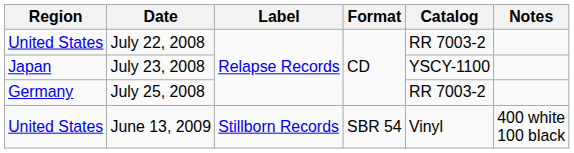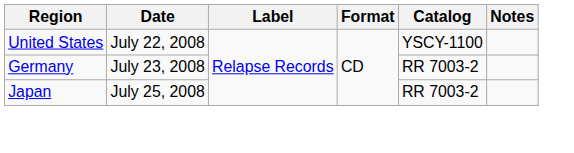(447, 42) RR 7003-2 -> (442, 42) YSCY-1100
(30, 67) Japan -> (41, 67) Germany
(449, 67) YSCY-1100 -> (440, 67) RR 7003-2
(41, 92) Germany -> (30, 92) Japan
- row: (161, 126)
